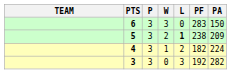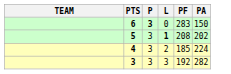- column: (166, 11)
(150, 24) normal -> (150, 24) bold
(199, 37) 238 -> (183, 37) 208
(217, 37) 209 -> (201, 37) 202
(199, 50) 182 -> (183, 50) 185
